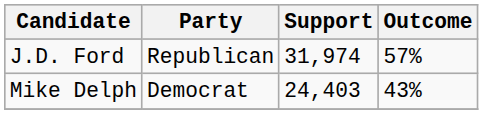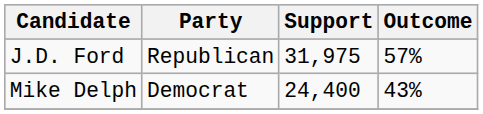(323, 57) 31,974 -> (323, 57) 31,975
(323, 91) 24,403 -> (323, 91) 24,400
